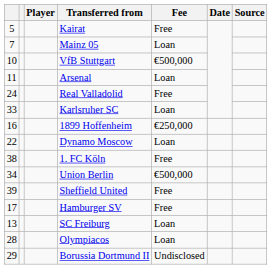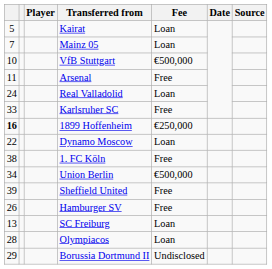(163, 28) Free -> (165, 28) Loan
(165, 77) Loan -> (163, 77) Free
(163, 93) Free -> (165, 93) Loan
(165, 110) Loan -> (163, 110) Free
(12, 126) normal -> (12, 126) bold
(12, 207) 17 -> (12, 207) 26
